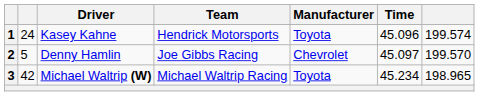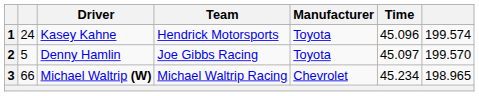(321, 55) Chevrolet -> (312, 55) Toyota
(28, 75) 42 -> (28, 75) 66
(312, 75) Toyota -> (321, 75) Chevrolet
